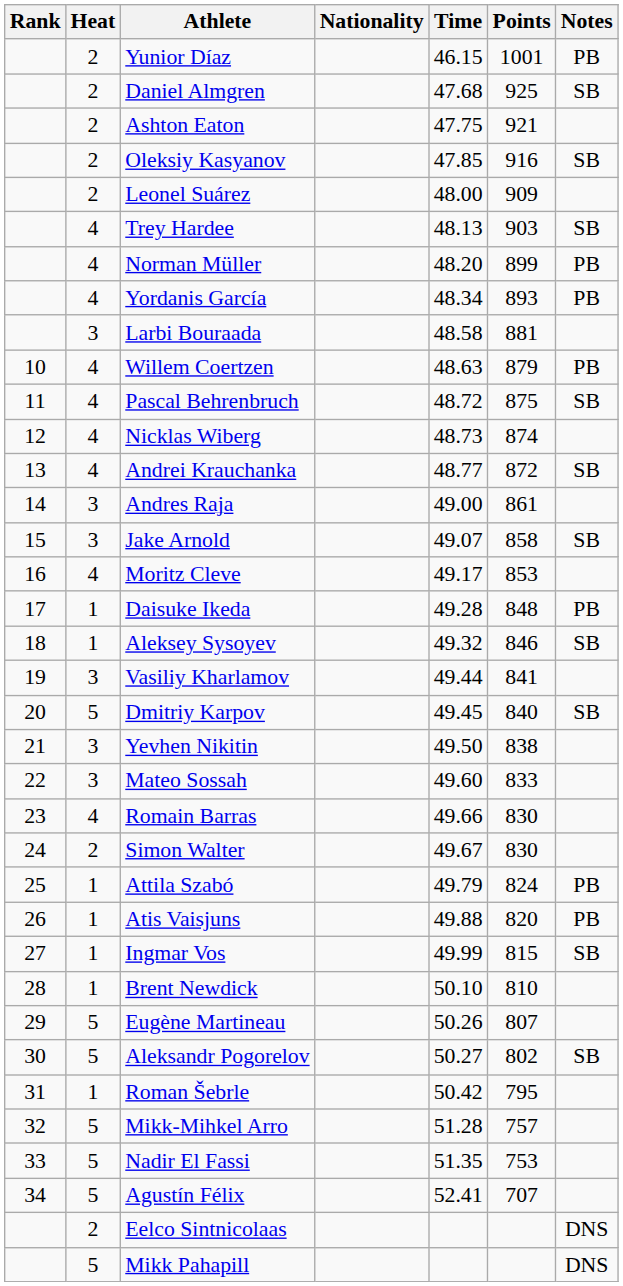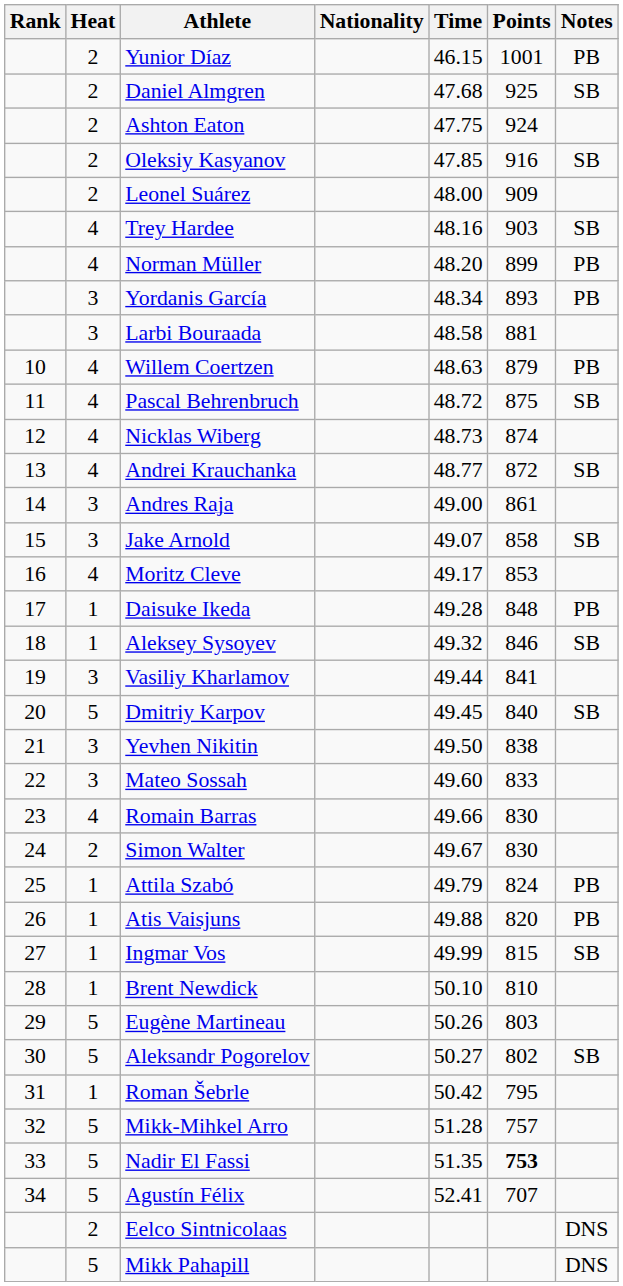(522, 125) 921 -> (522, 125) 924
(458, 228) 48.13 -> (458, 228) 48.16
(93, 297) 4 -> (93, 297) 3
(522, 1022) 807 -> (522, 1022) 803
(522, 1160) normal -> (522, 1160) bold
